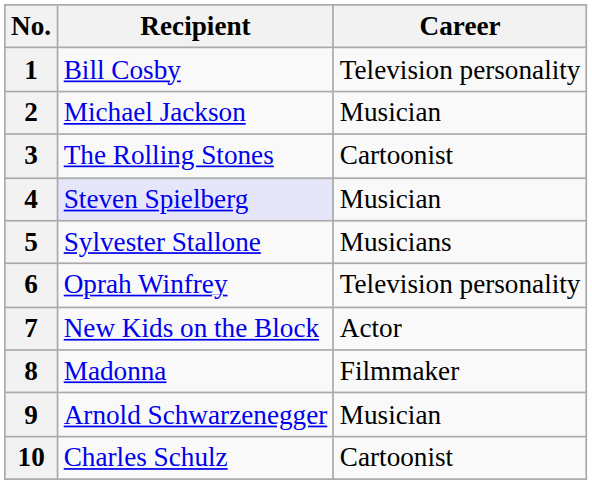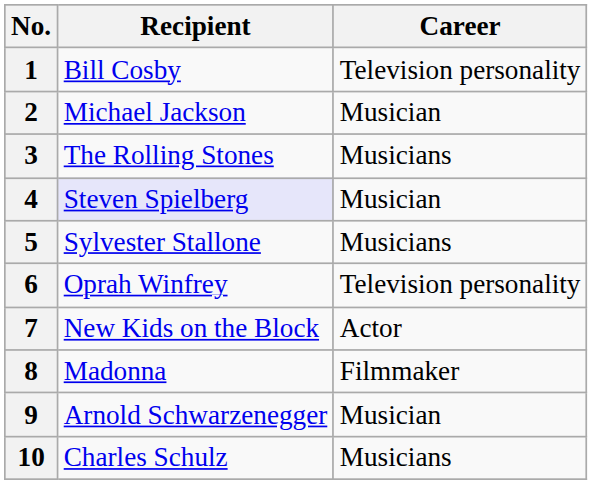(397, 155) Cartoonist -> (396, 155) Musicians
(397, 457) Cartoonist -> (396, 457) Musicians
